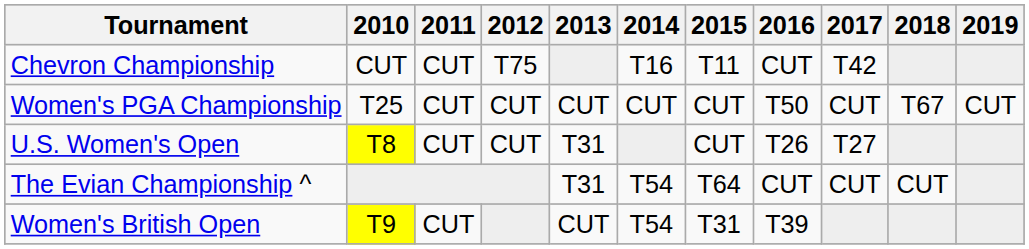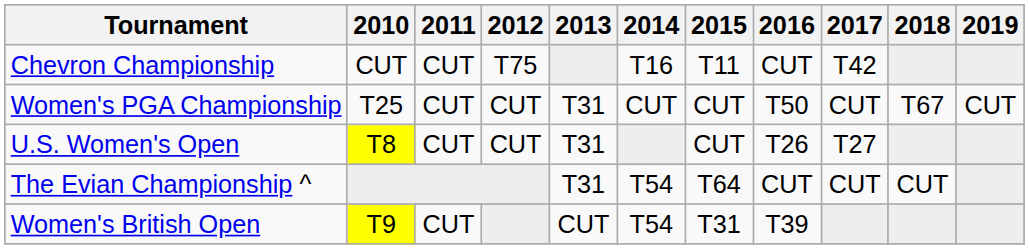(583, 105) CUT -> (583, 105) T31
